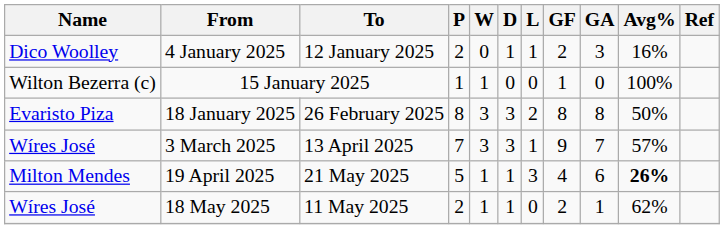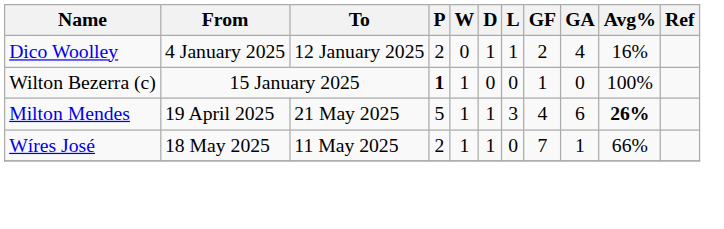(600, 51) 3 -> (580, 51) 4
(459, 82) normal -> (439, 82) bold
- row: (230, 113)
- row: (220, 144)
(562, 207) 2 -> (542, 144) 7
(650, 207) 62% -> (630, 144) 66%
